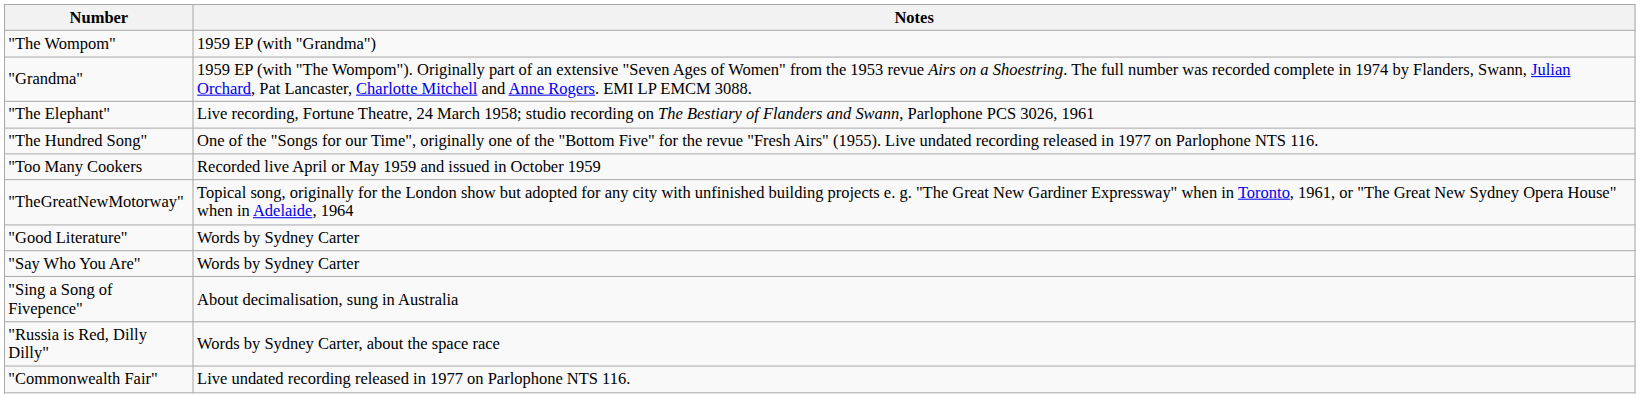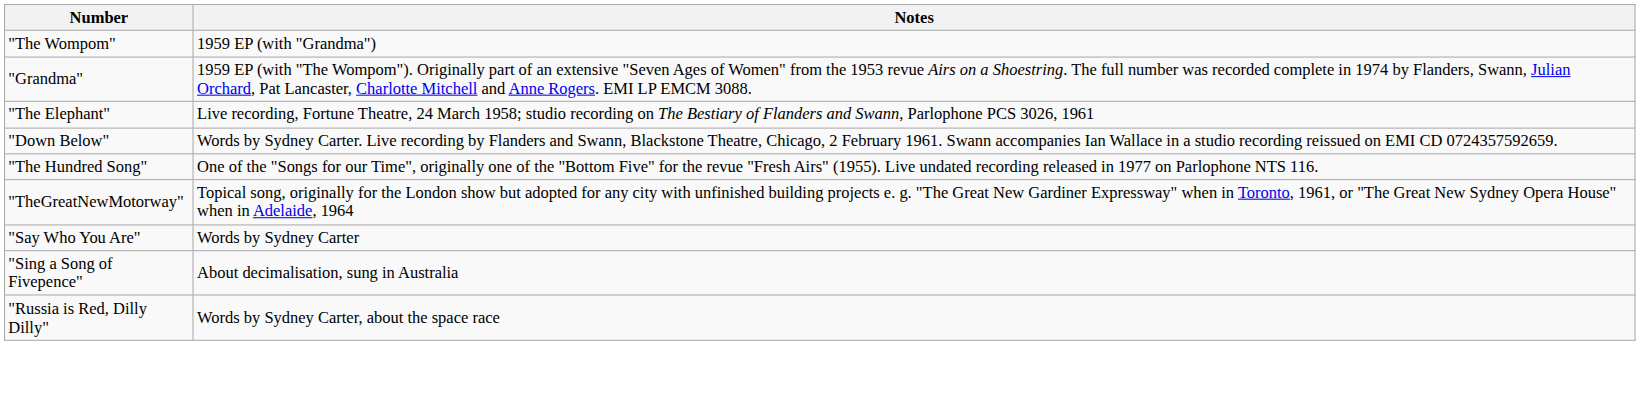+ row: (59, 140)
- row: (75, 166)
- row: (68, 237)
- row: (83, 379)
